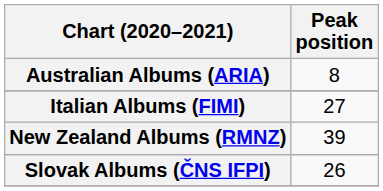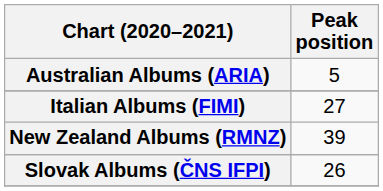(334, 74) 8 -> (334, 74) 5
